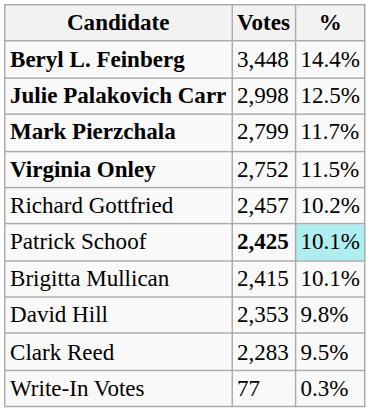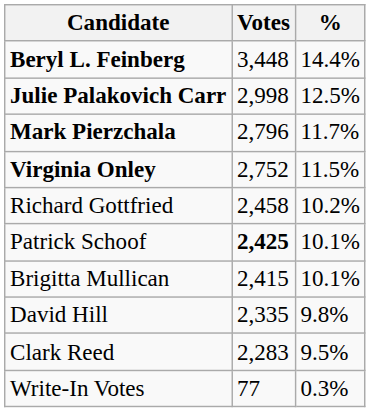(263, 132) 2,799 -> (263, 132) 2,796
(263, 205) 2,457 -> (263, 205) 2,458
(330, 242) paleturquoise background -> (330, 242) no background
(263, 315) 2,353 -> (263, 315) 2,335
